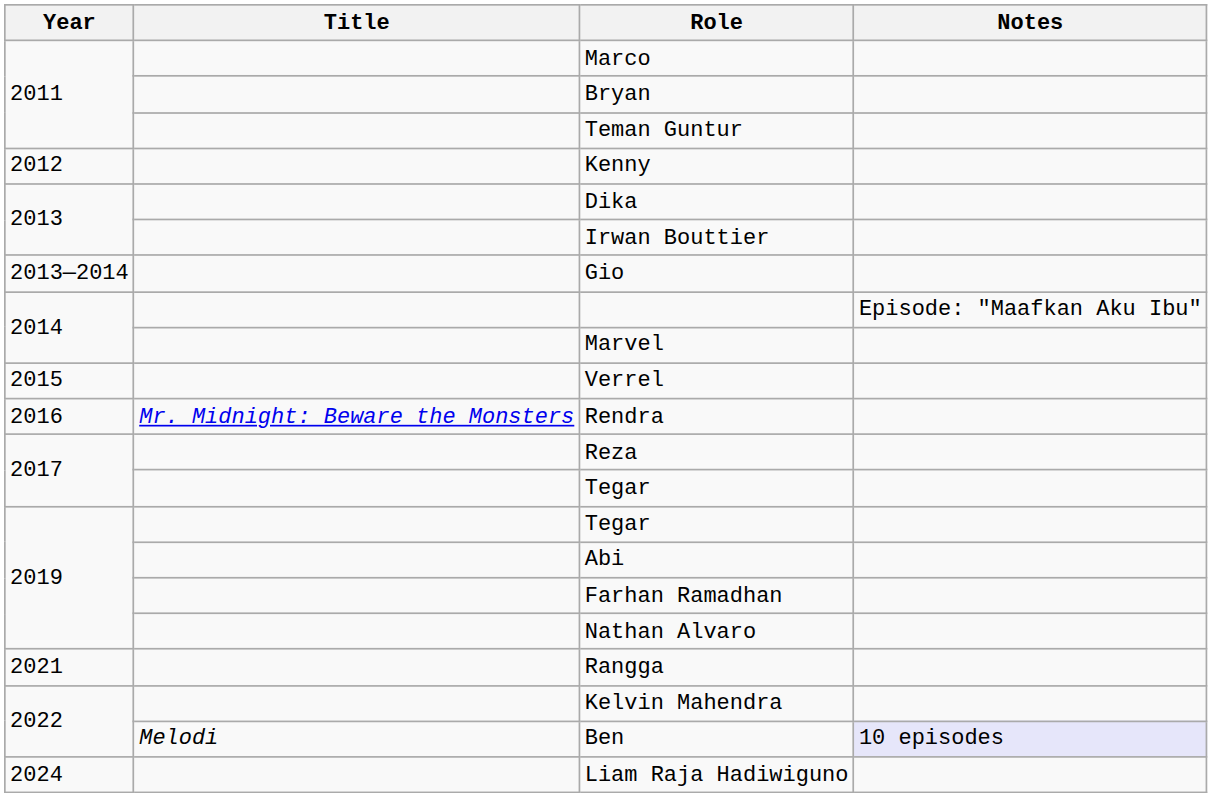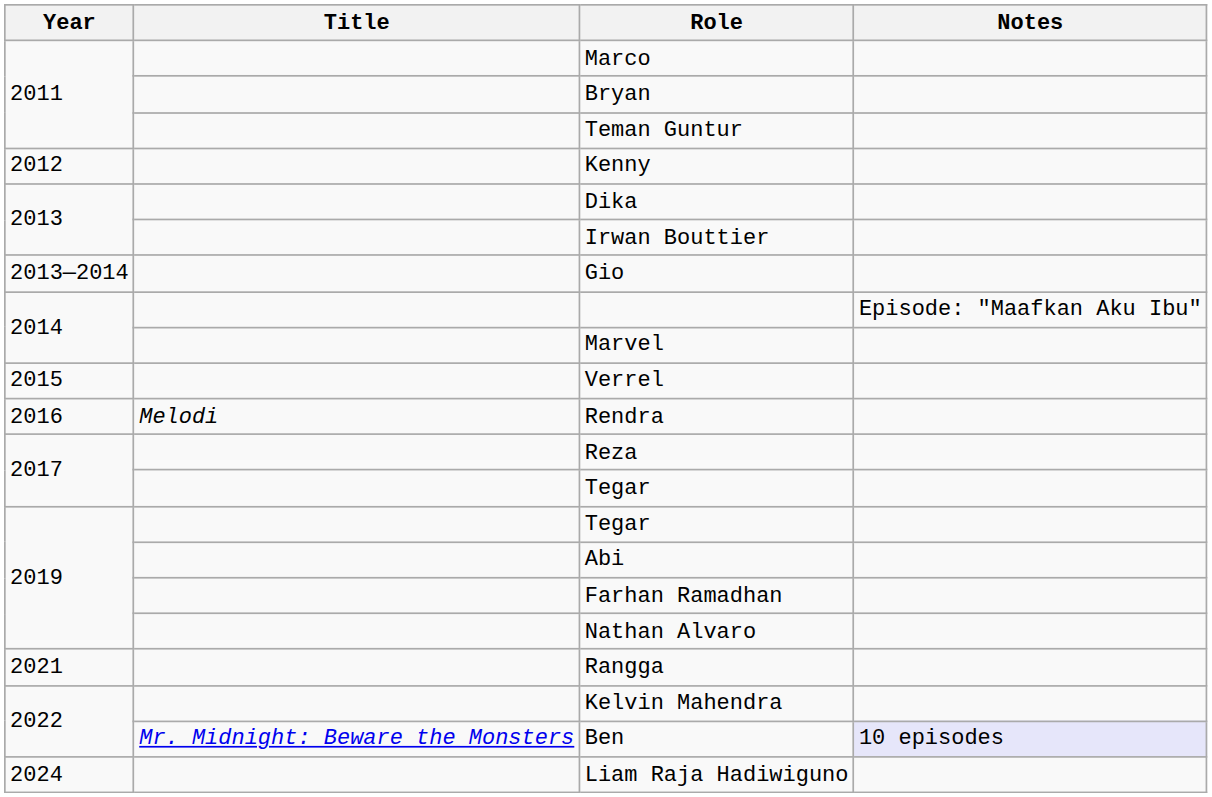(357, 417) Mr. Midnight: Beware the Monsters -> (179, 417) Melodi
(179, 739) Melodi -> (357, 739) Mr. Midnight: Beware the Monsters
